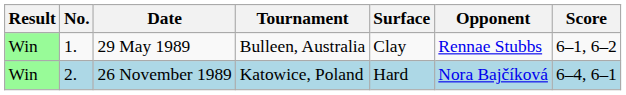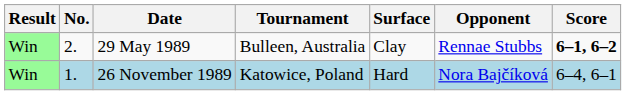(70, 46) 1. -> (70, 46) 2.
(586, 46) normal -> (586, 46) bold
(70, 74) 2. -> (70, 74) 1.
